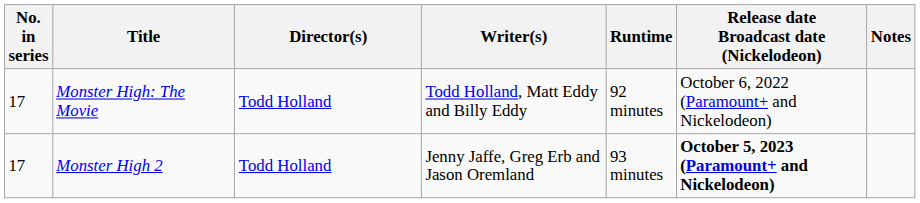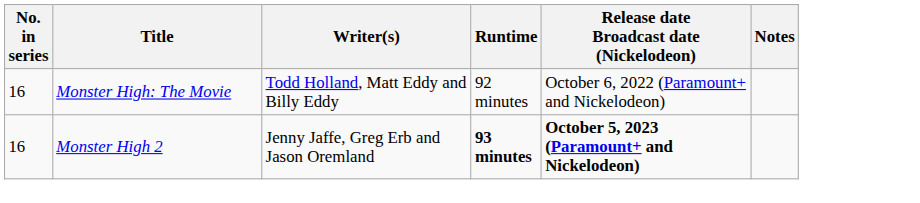- column: (328, 36)
(17, 101) 17 -> (17, 91) 16
(17, 165) 17 -> (17, 146) 16
(637, 165) normal -> (503, 146) bold
